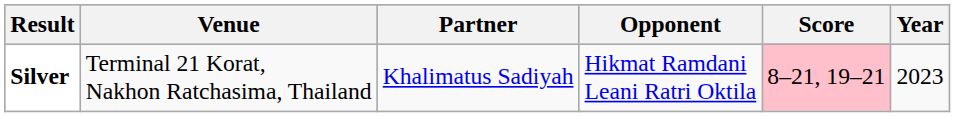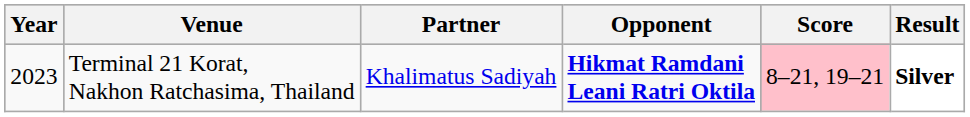columns swapped: (920, 24) <-> (42, 24)
(670, 77) normal -> (661, 77) bold
